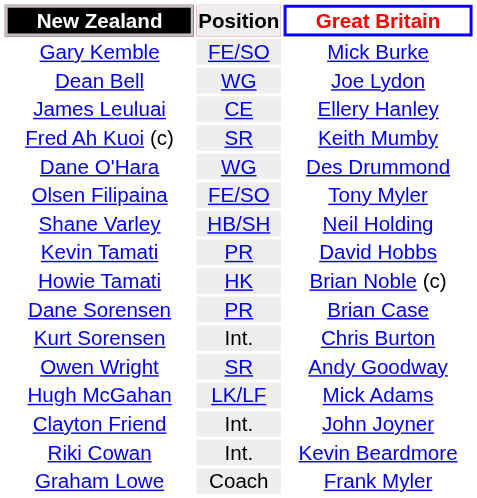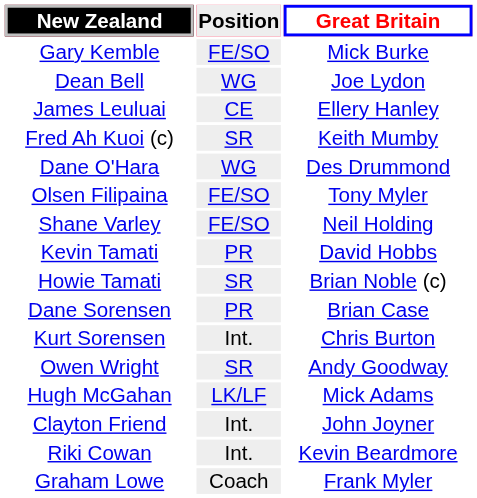(239, 224) HB/SH -> (239, 224) FE/SO
(239, 281) HK -> (239, 281) SR
